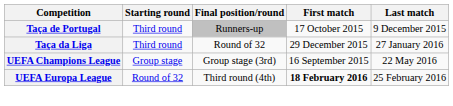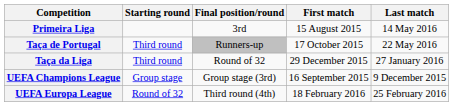+ row: (63, 28)
(410, 28) 9 December 2015 -> (410, 45) 22 May 2016
(410, 61) 22 May 2016 -> (410, 77) 9 December 2015
(329, 77) bold -> (329, 93) normal
